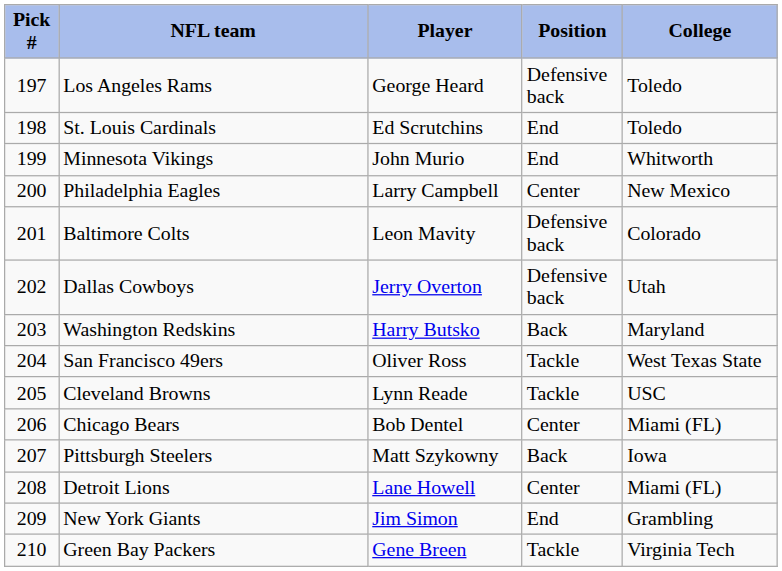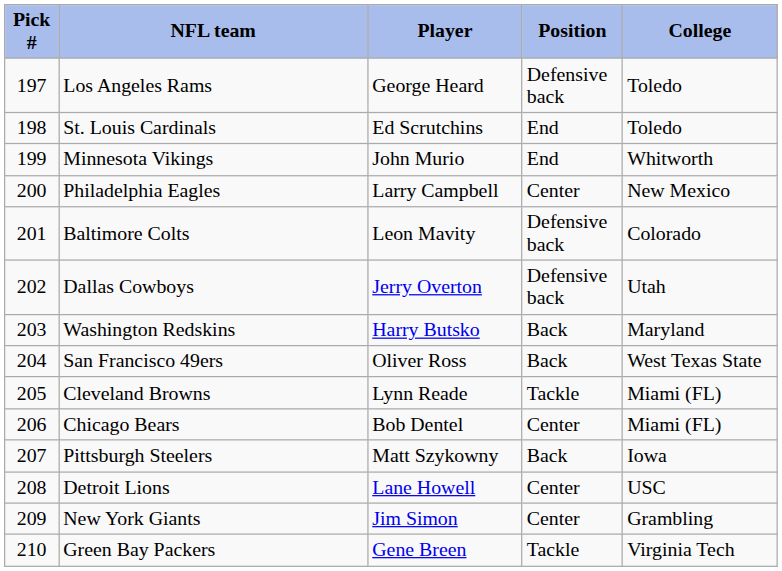(553, 361) Tackle -> (547, 361) Back
(646, 392) USC -> (674, 392) Miami (FL)
(674, 487) Miami (FL) -> (646, 487) USC
(543, 518) End -> (553, 518) Center
